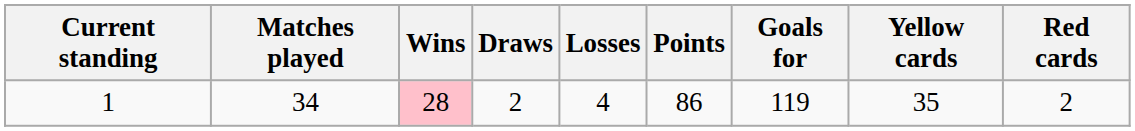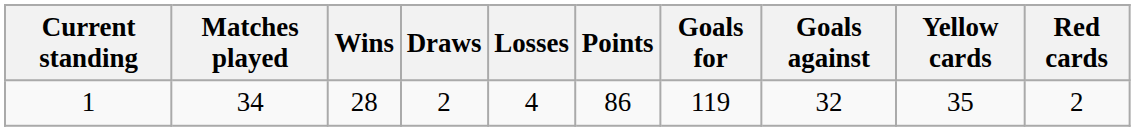+ column: (829, 42)
(436, 102) pink background -> (364, 102) no background
